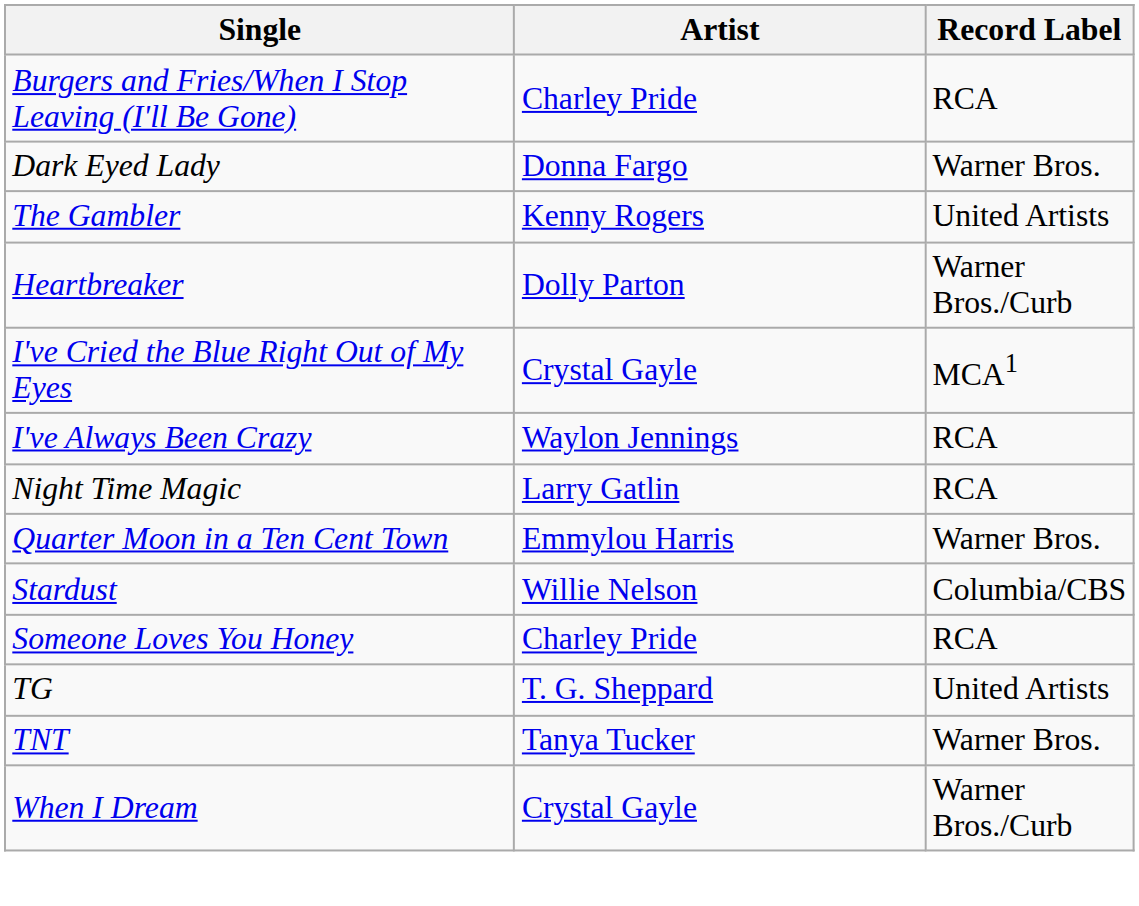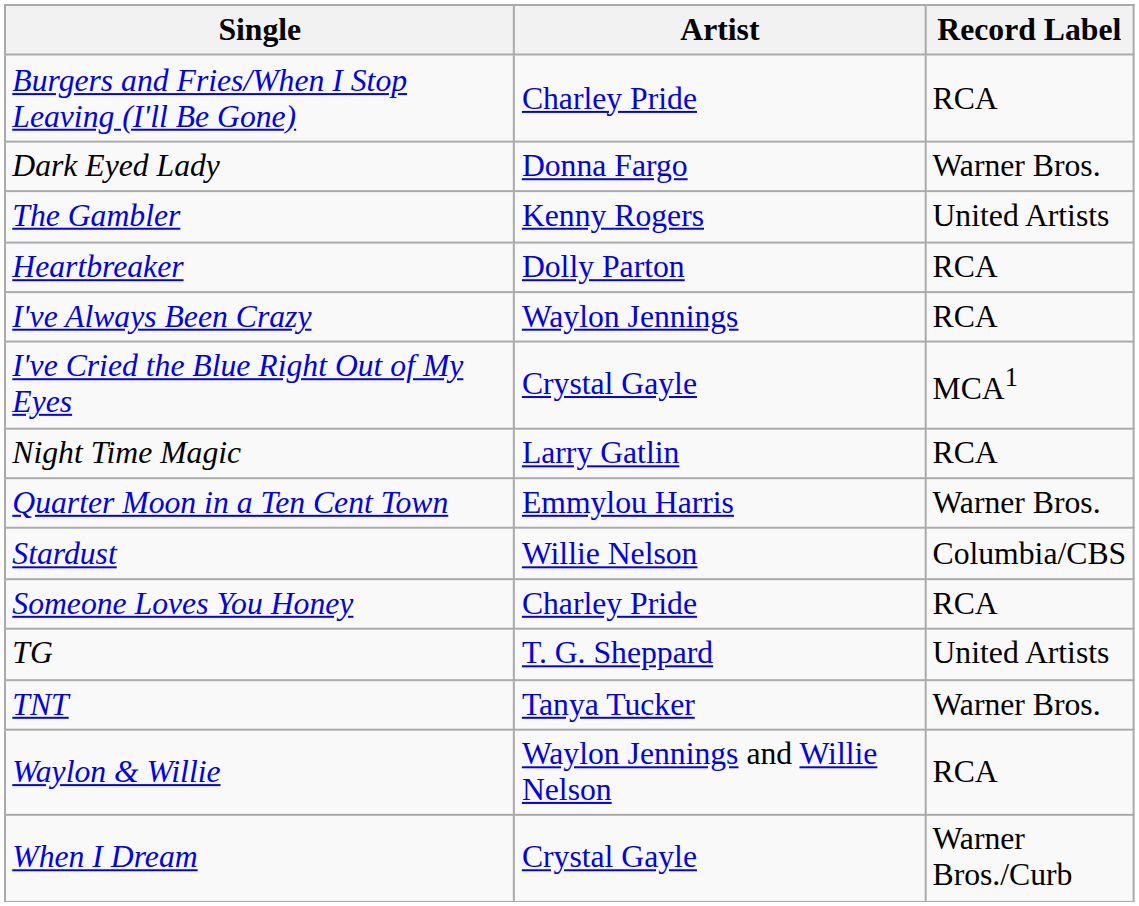(1002, 284) Warner Bros./Curb -> (965, 266) RCA
rows swapped: (162, 437) <-> (238, 369)
+ row: (116, 771)
